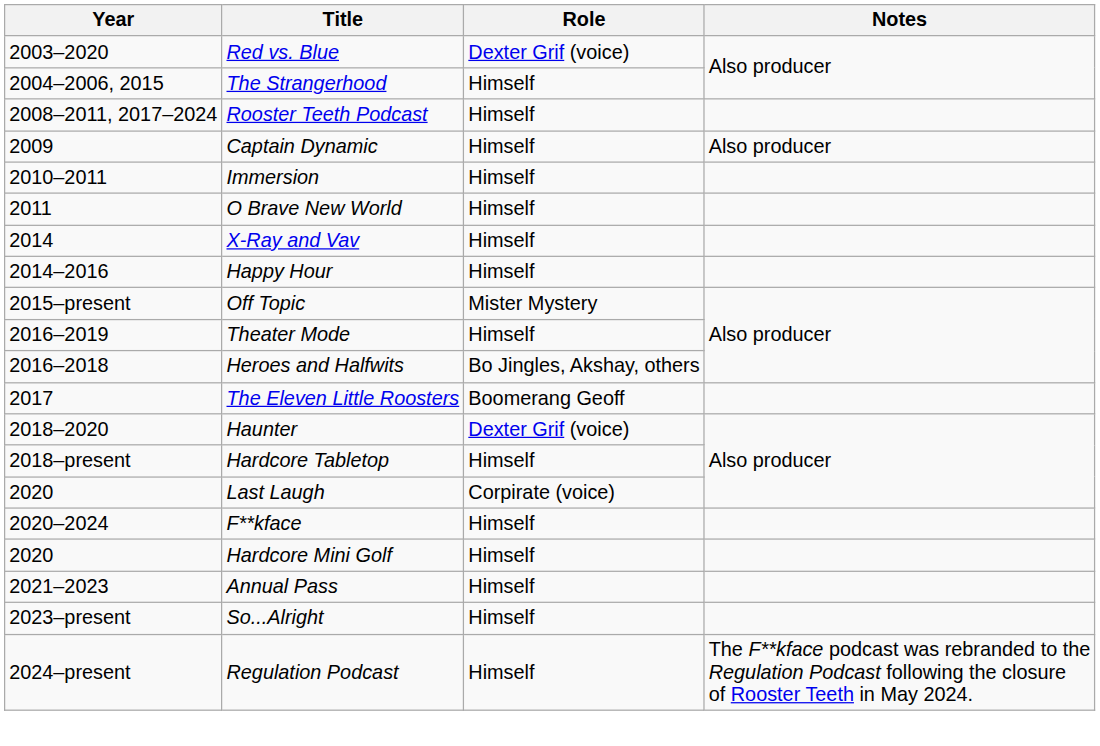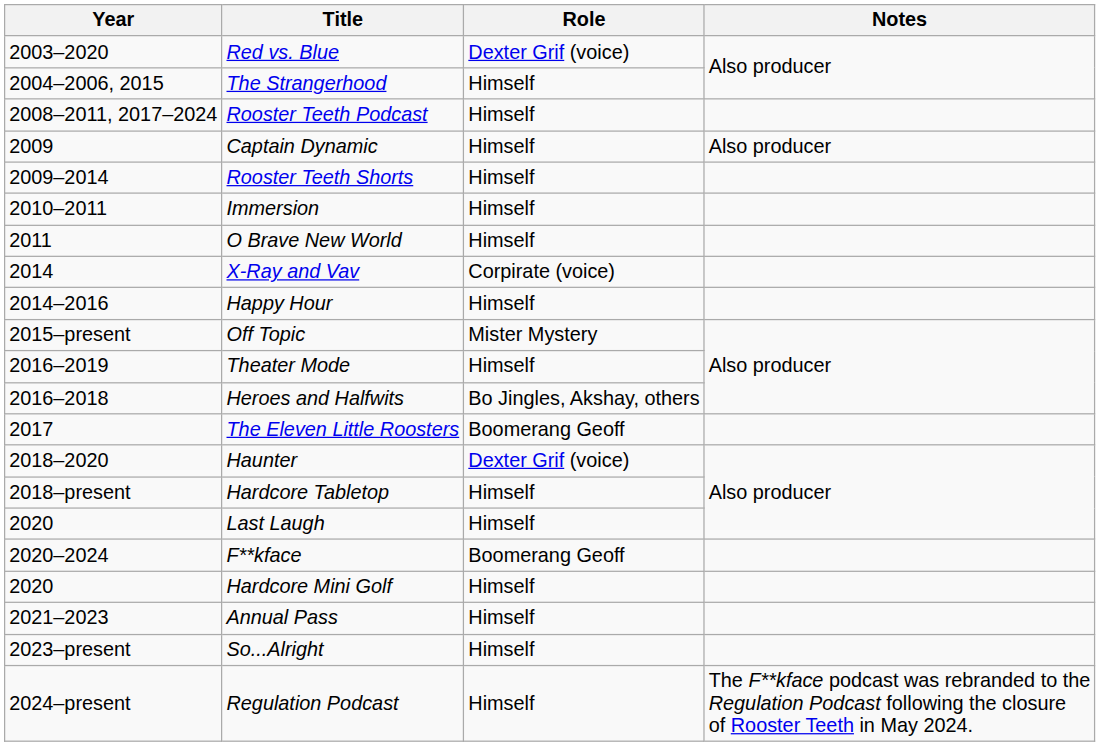+ row: (320, 177)
(501, 240) Himself -> (542, 271) Corpirate (voice)
(542, 492) Corpirate (voice) -> (501, 523) Himself
(501, 523) Himself -> (546, 555) Boomerang Geoff
